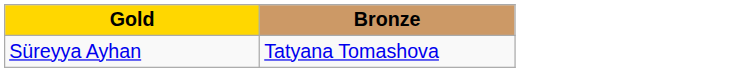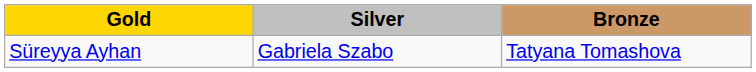+ column: (377, 20)
